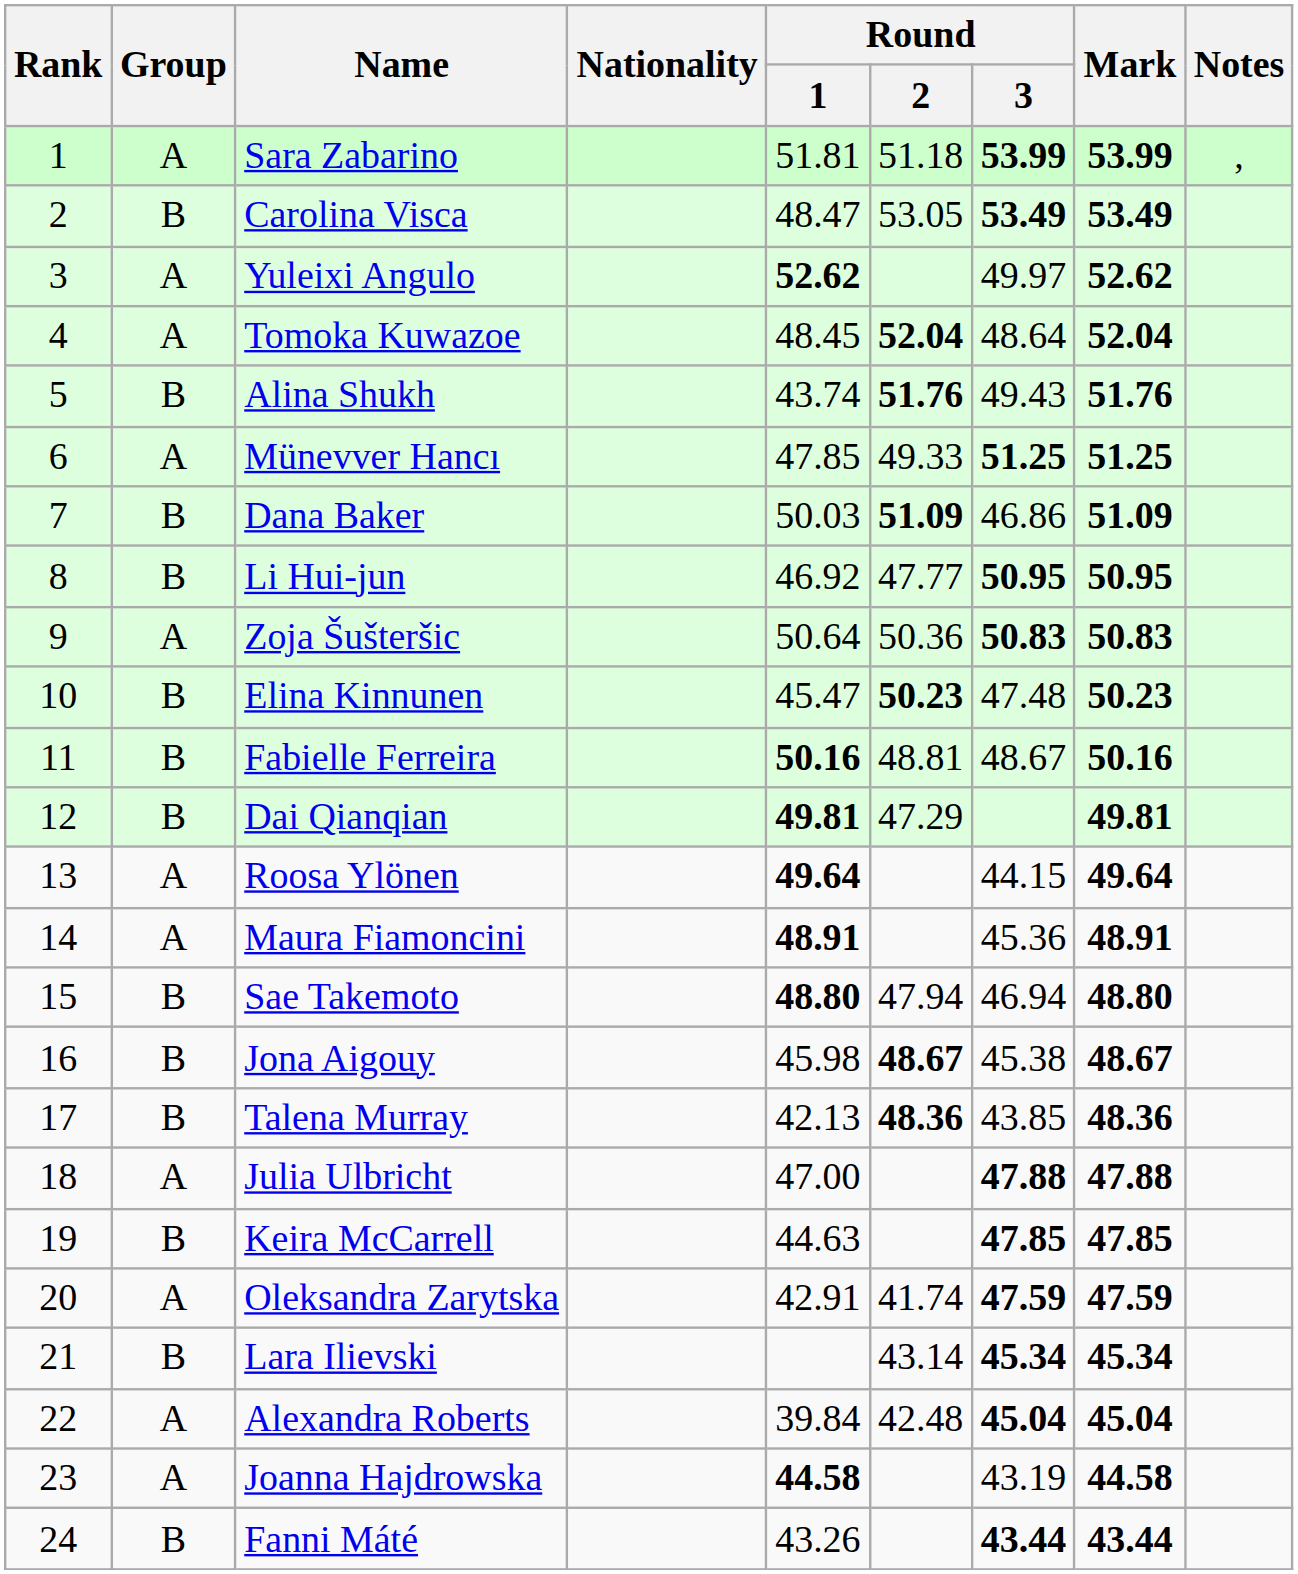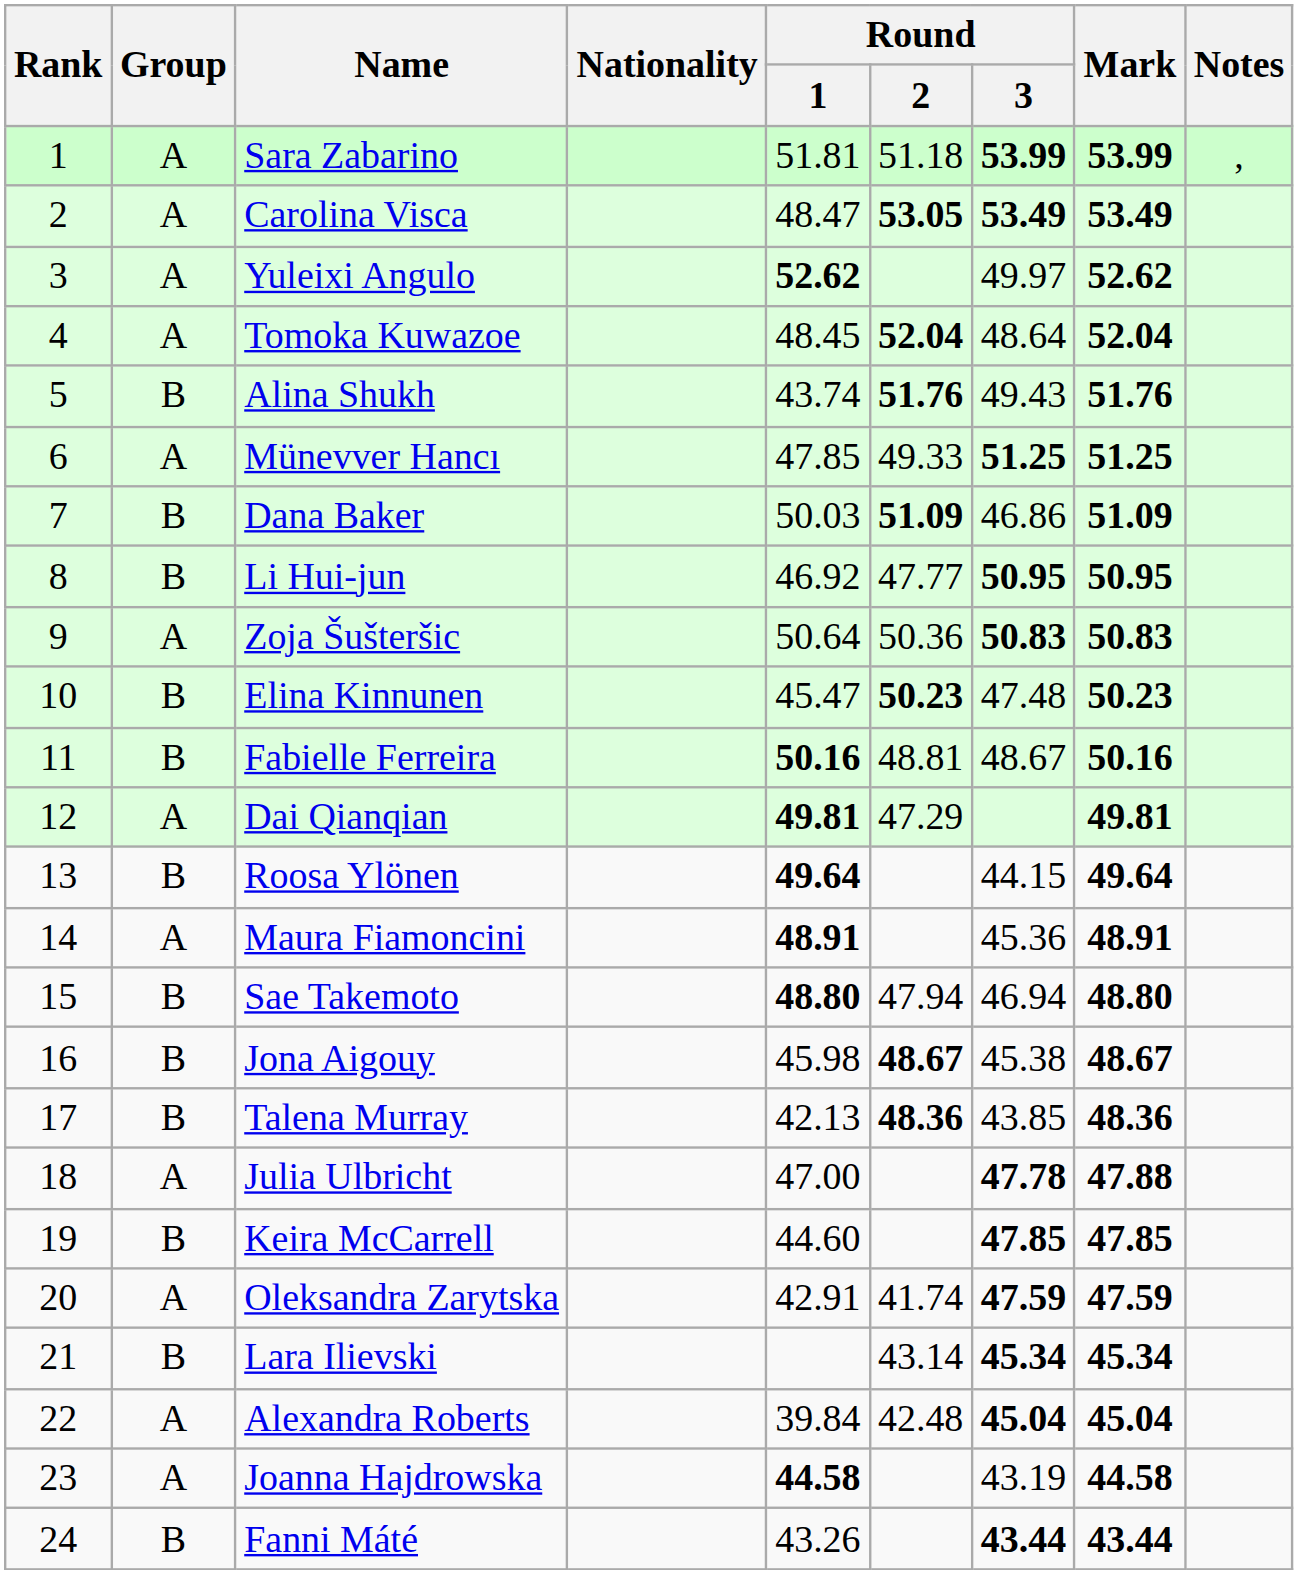(173, 214) B -> (173, 214) A
(921, 214) normal -> (921, 214) bold
(173, 816) B -> (173, 816) A
(173, 876) A -> (173, 876) B
(1023, 1177) 47.88 -> (1023, 1177) 47.78
(818, 1237) 44.63 -> (818, 1237) 44.60
